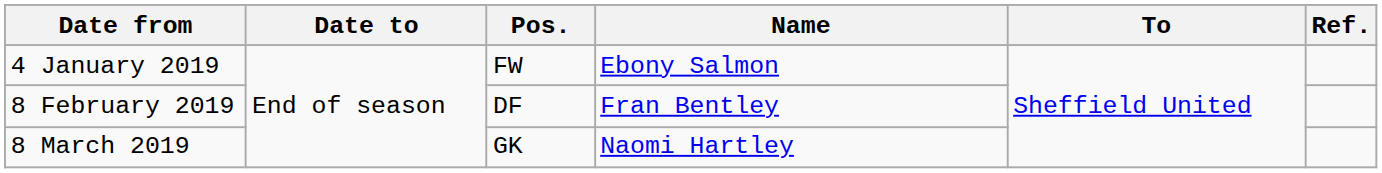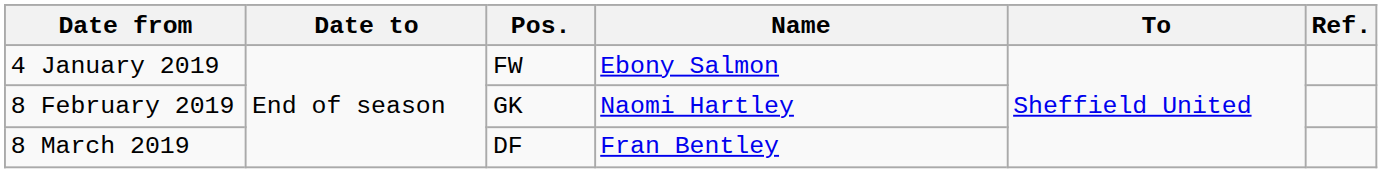(508, 106) DF -> (508, 106) GK
(690, 106) Fran Bentley -> (697, 106) Naomi Hartley
(508, 147) GK -> (508, 147) DF
(697, 147) Naomi Hartley -> (690, 147) Fran Bentley
